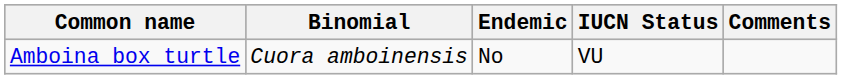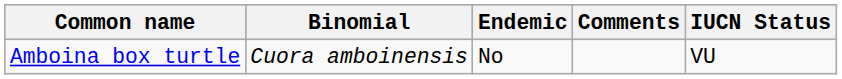columns swapped: (648, 22) <-> (780, 22)
